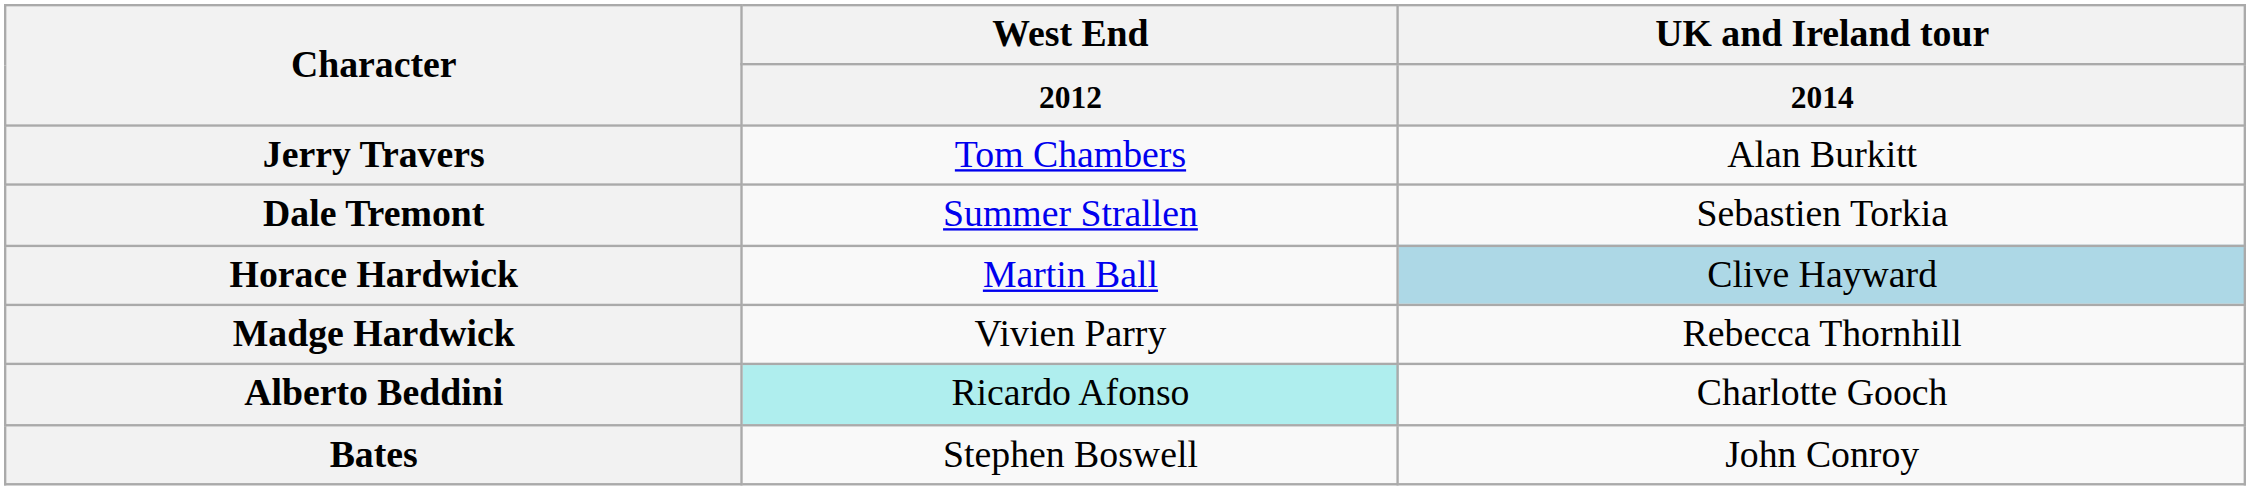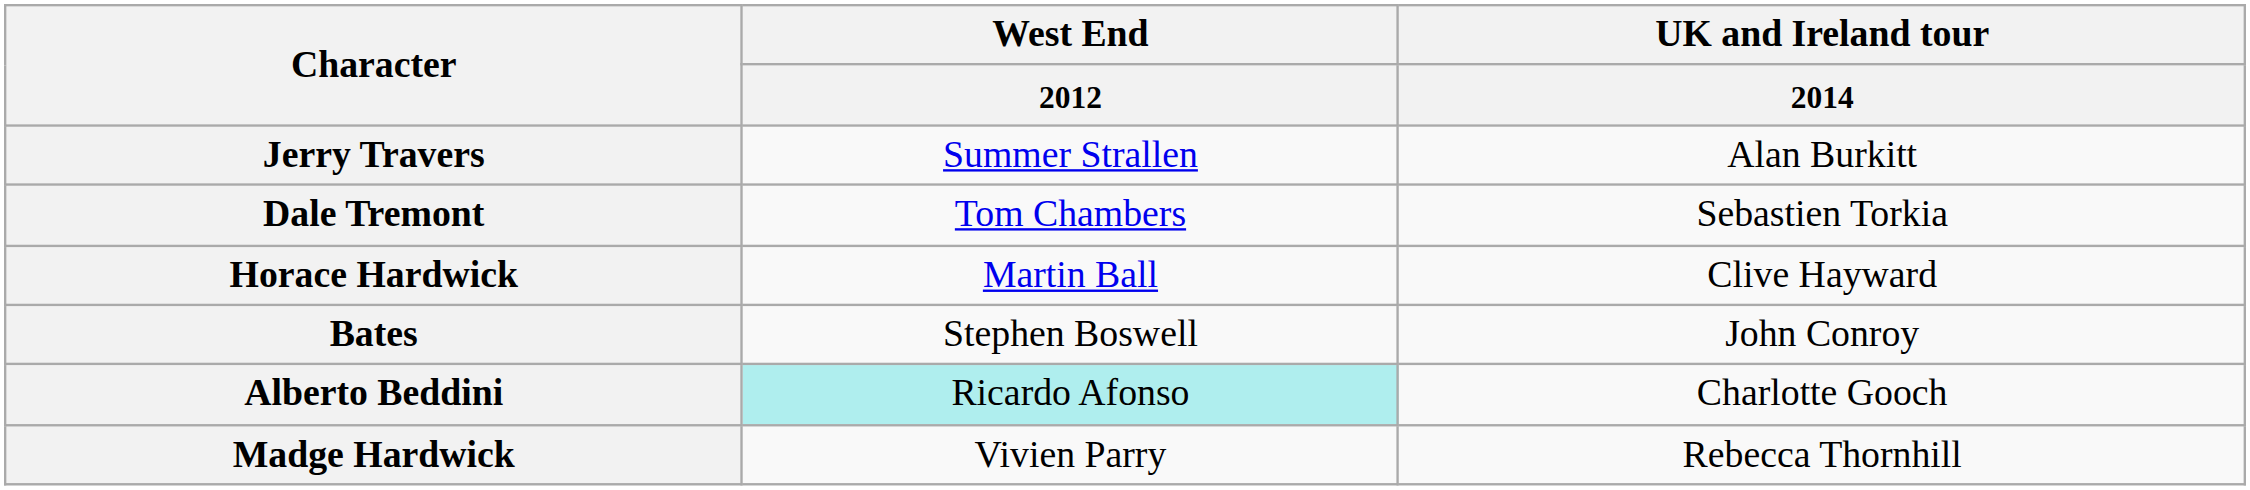(1070, 154) Tom Chambers -> (1070, 154) Summer Strallen
(1070, 214) Summer Strallen -> (1070, 214) Tom Chambers
(1822, 273) lightblue background -> (1822, 273) no background
rows swapped: (374, 333) <-> (374, 453)
